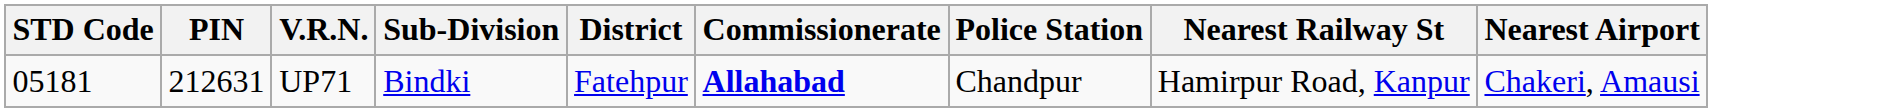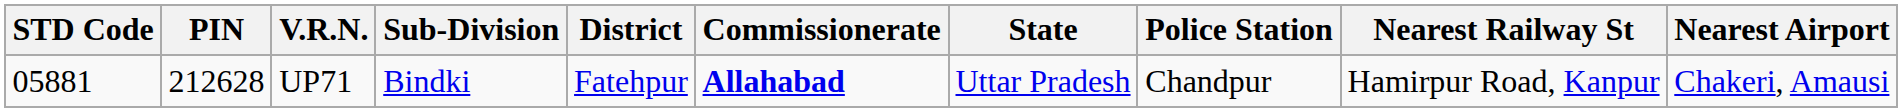+ column: (1043, 29)
(52, 80) 05181 -> (52, 80) 05881
(216, 80) 212631 -> (216, 80) 212628
